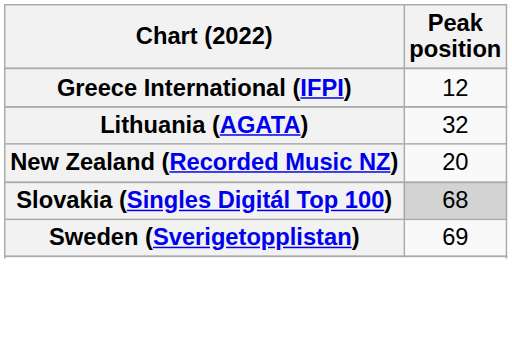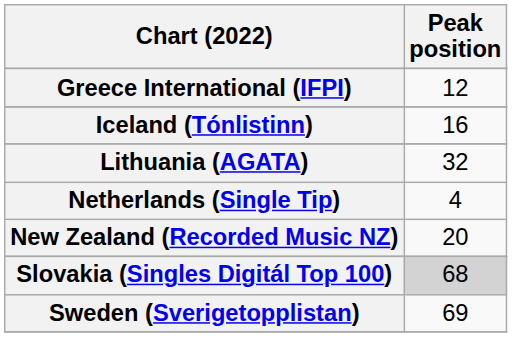+ row: (204, 125)
+ row: (204, 200)
